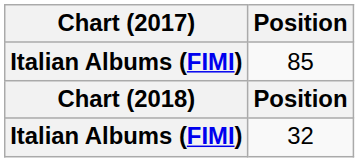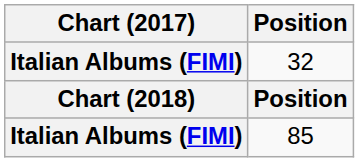rows swapped: (300, 136) <-> (300, 61)
